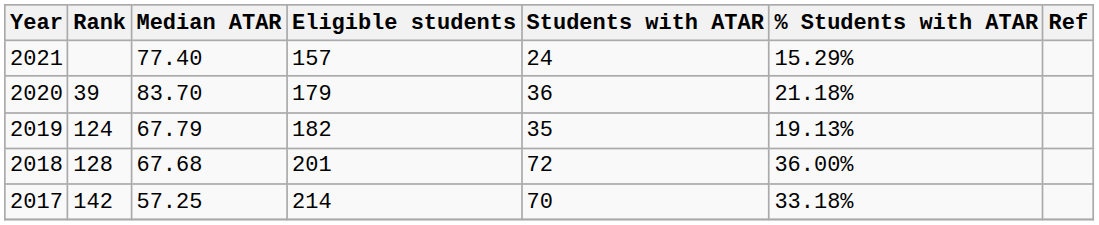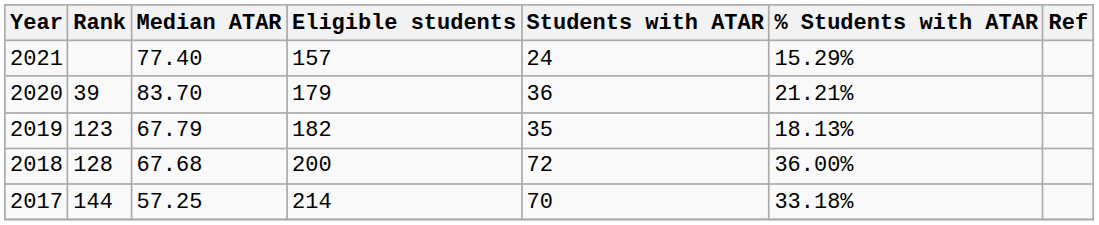(814, 94) 21.18% -> (814, 94) 21.21%
(93, 130) 124 -> (93, 130) 123
(814, 130) 19.13% -> (814, 130) 18.13%
(312, 166) 201 -> (312, 166) 200
(93, 202) 142 -> (93, 202) 144
